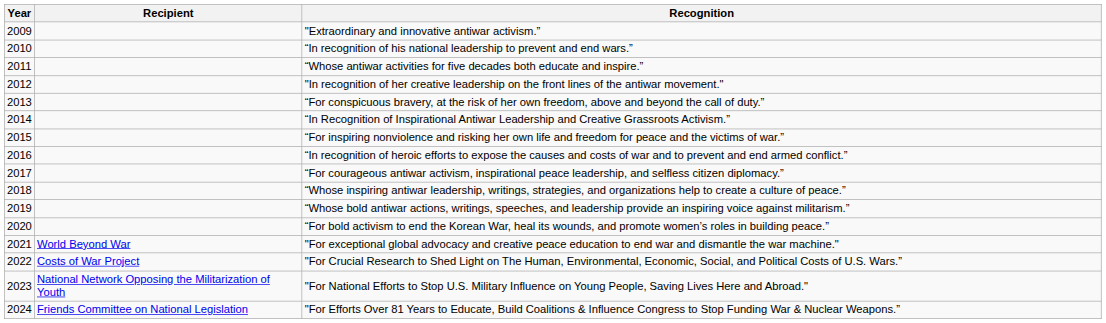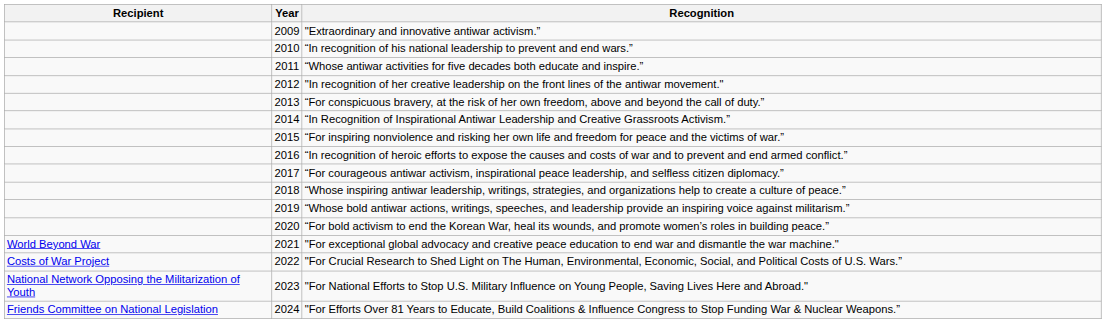columns swapped: (19, 13) <-> (168, 13)
